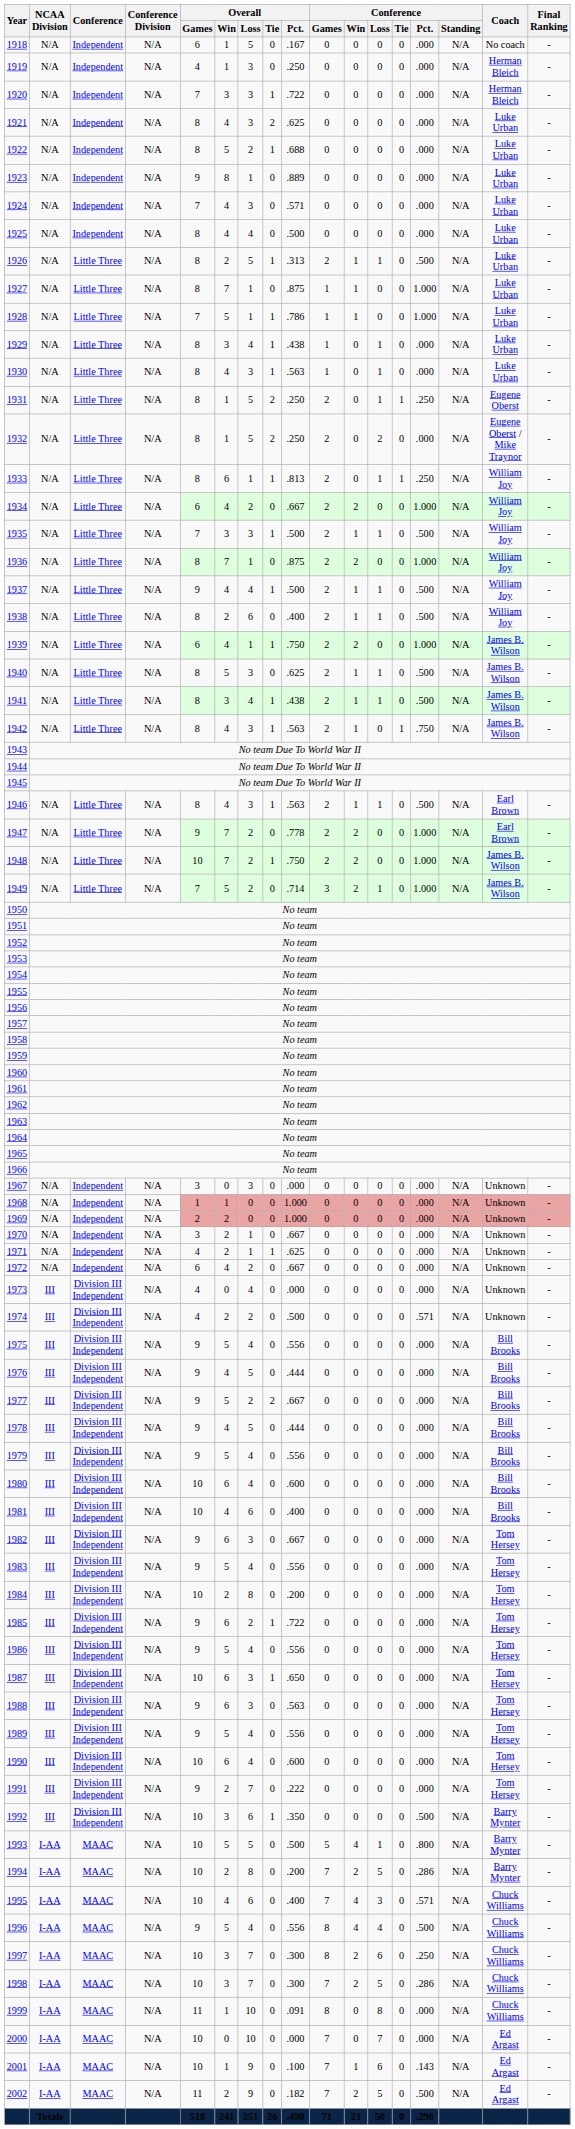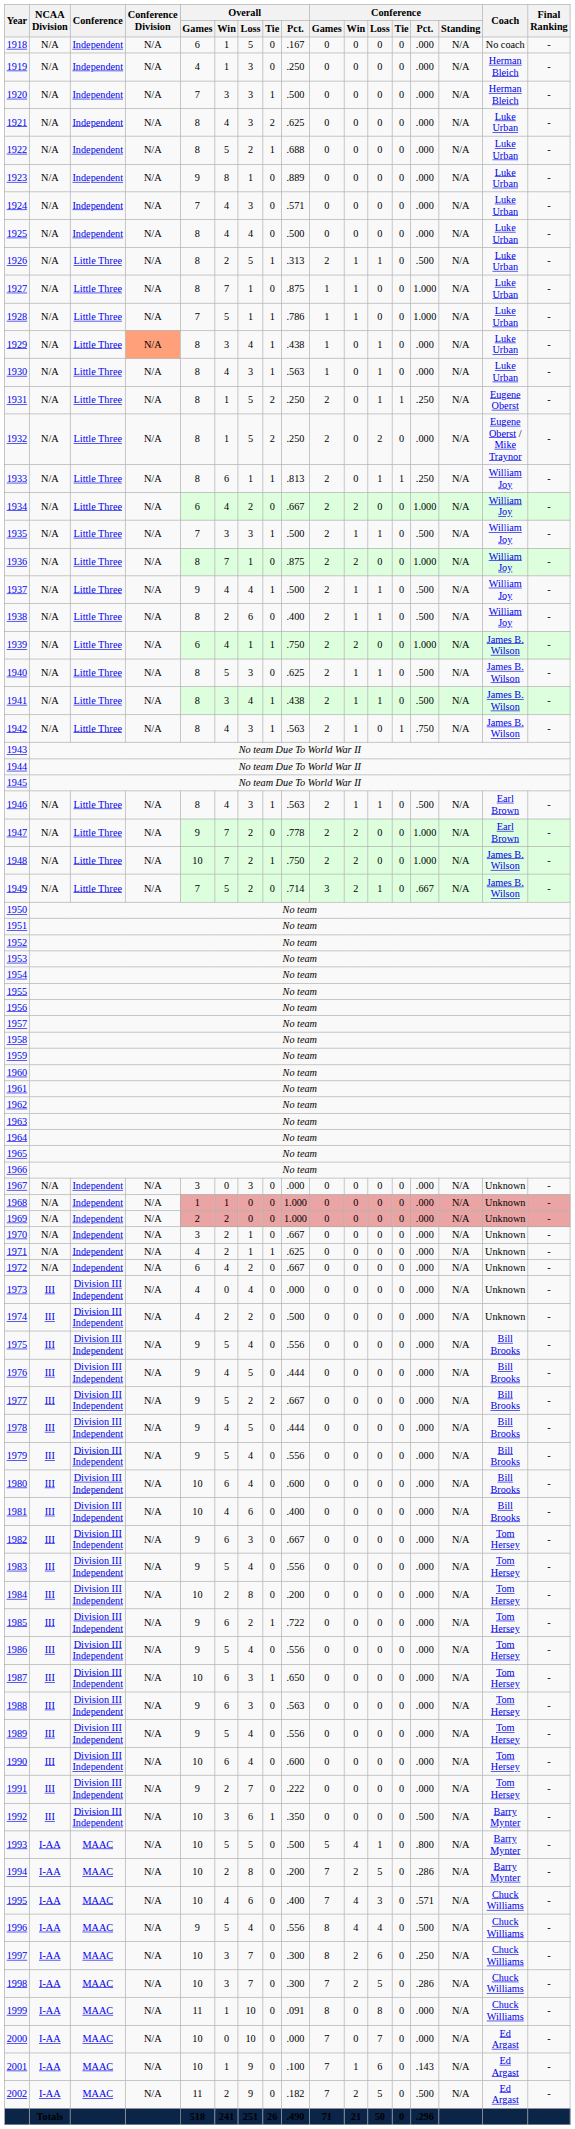(295, 94) .722 -> (295, 94) .500
(153, 344) no background -> (153, 344) lightsalmon background
(425, 888) 1.000 -> (425, 888) .667
(425, 1317) .571 -> (425, 1317) .000
